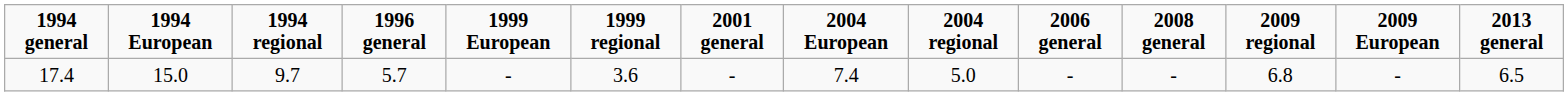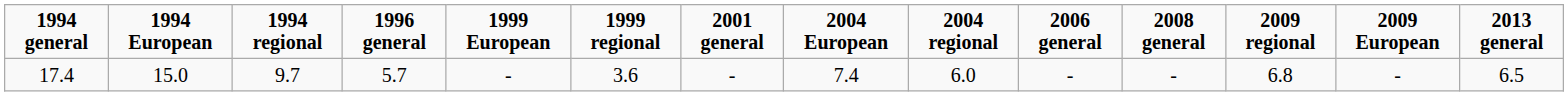(963, 74) 5.0 -> (963, 74) 6.0
